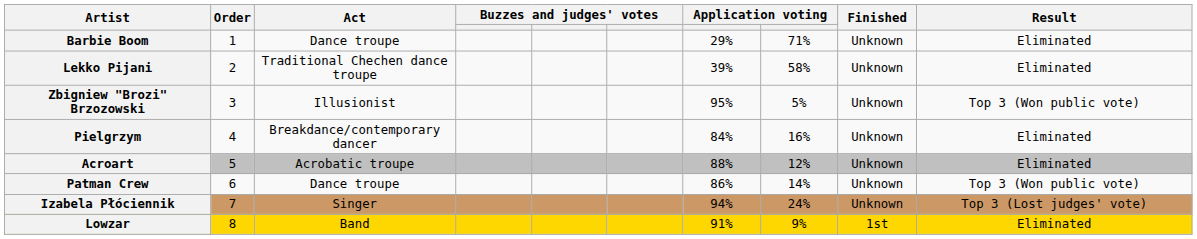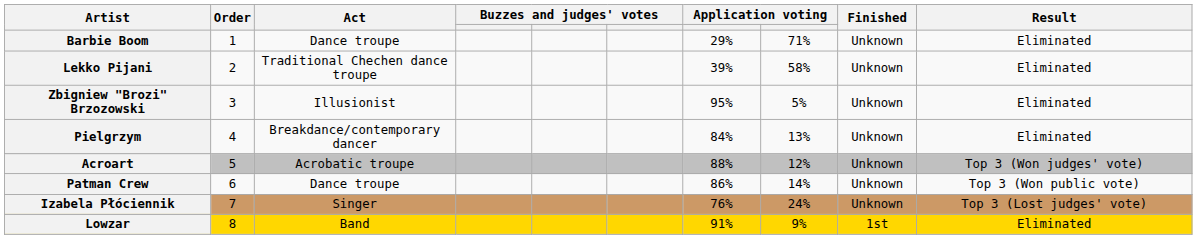(1054, 102) Top 3 (Won public vote) -> (1054, 102) Eliminated
(799, 137) 16% -> (799, 137) 13%
(1054, 164) Eliminated -> (1054, 164) Top 3 (Won judges' vote)
(721, 204) 94% -> (721, 204) 76%
